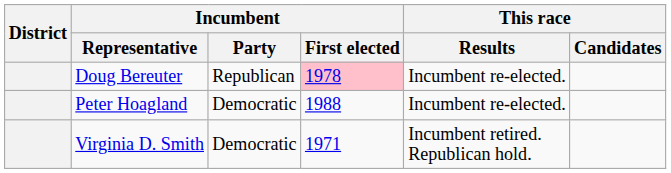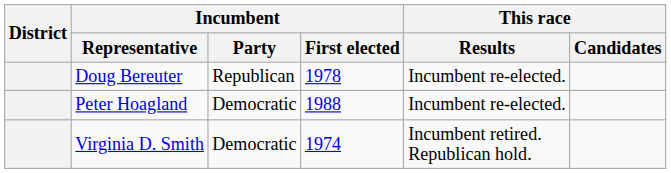(323, 76) pink background -> (323, 76) no background
(323, 143) 1971 -> (323, 143) 1974
